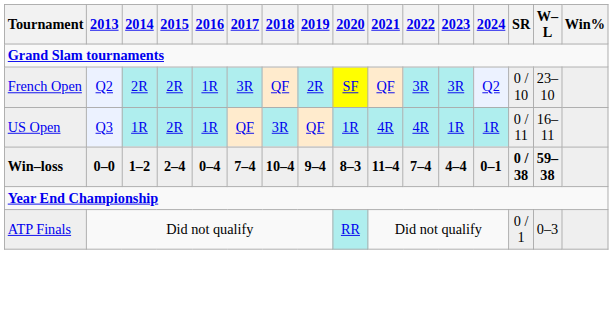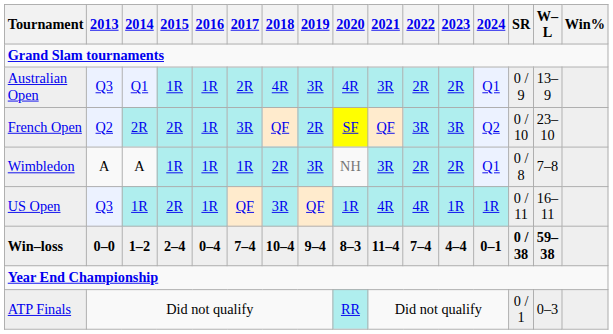+ row: (38, 86)
+ row: (41, 166)
